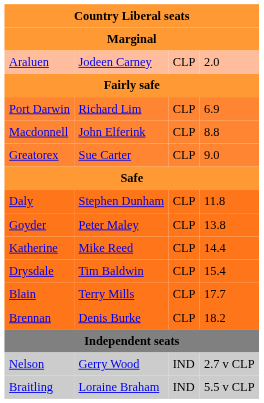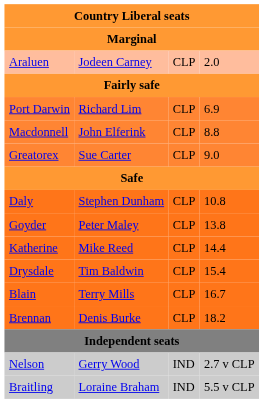(215, 201) 11.8 -> (215, 201) 10.8
(215, 294) 17.7 -> (215, 294) 16.7
